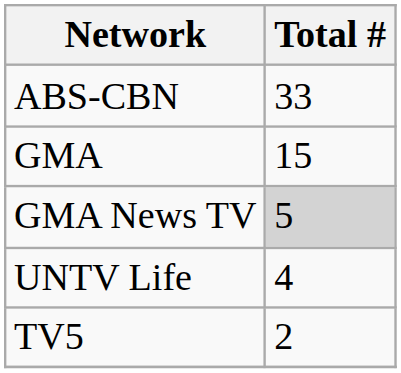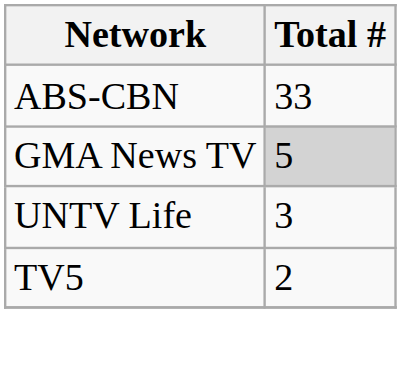- row: (58, 155)
(284, 276) 4 -> (284, 215) 3
